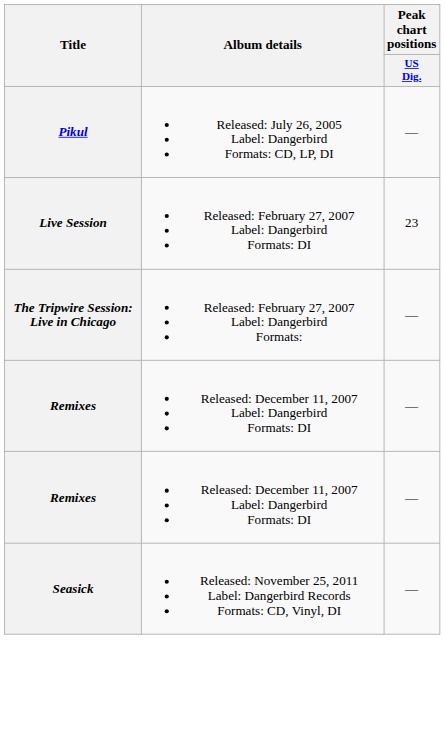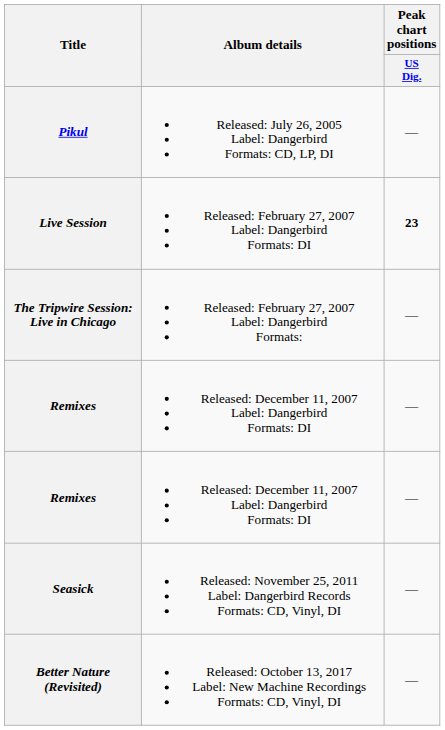(412, 223) normal -> (412, 223) bold
+ row: (73, 679)
